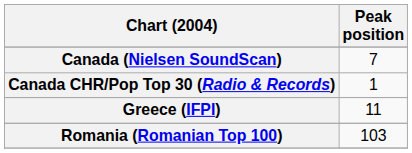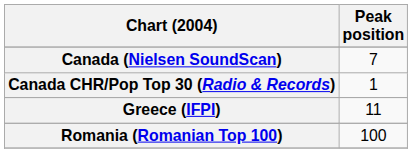(373, 135) 103 -> (373, 135) 100
